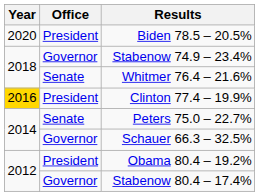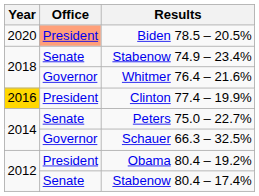(70, 35) no background -> (70, 35) lightsalmon background
(70, 56) Governor -> (63, 56) Senate
(63, 77) Senate -> (70, 77) Governor
(70, 181) Governor -> (63, 181) Senate
